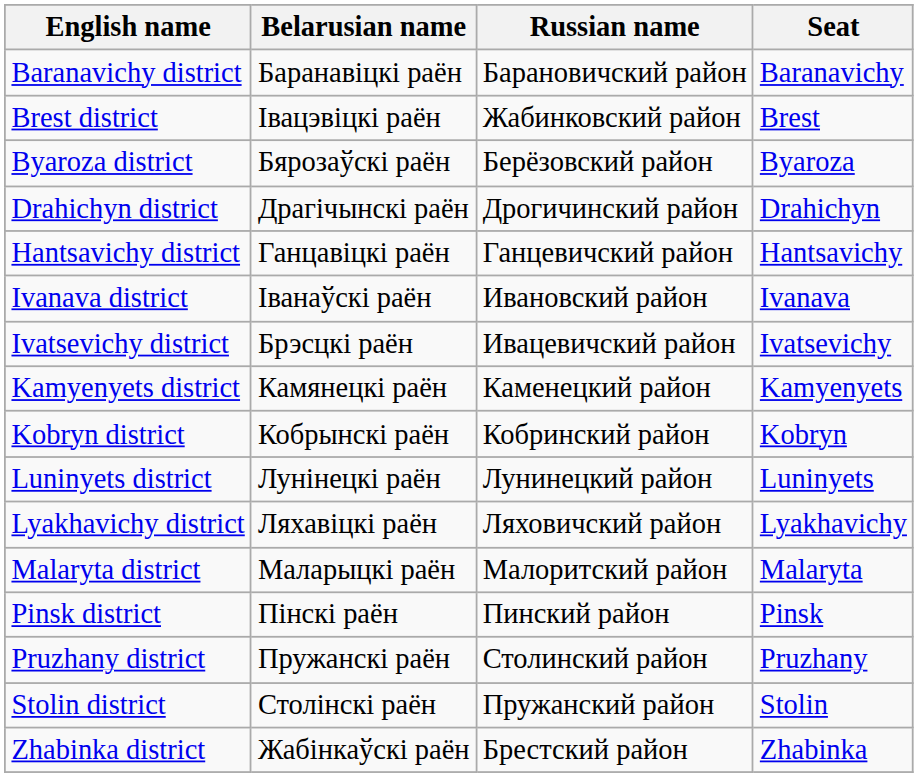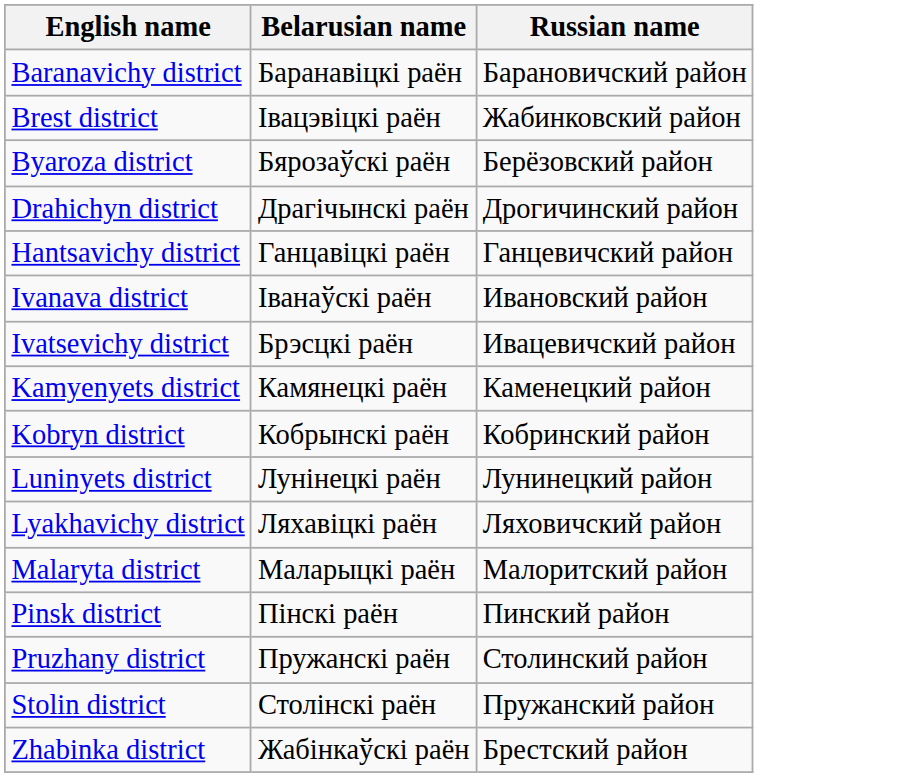- column: (833, 27)
